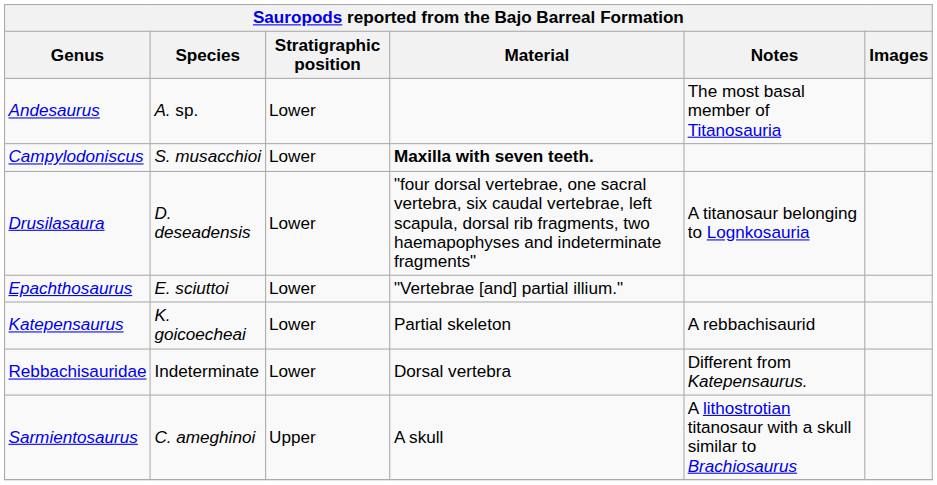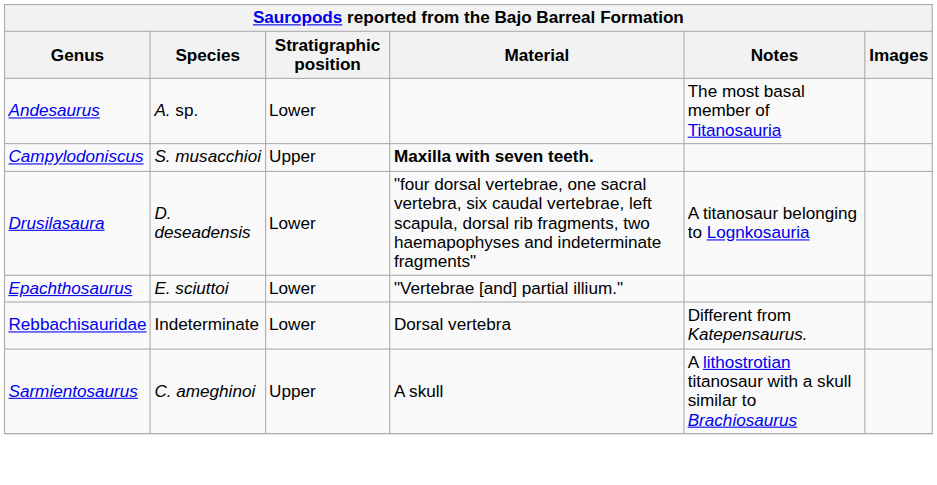(292, 157) Lower -> (292, 157) Upper
- row: (66, 325)
